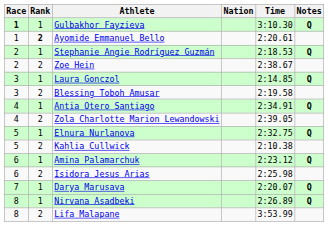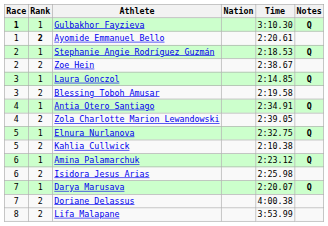+ row: (94, 201)
- row: (94, 201)
